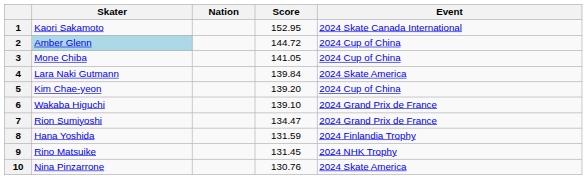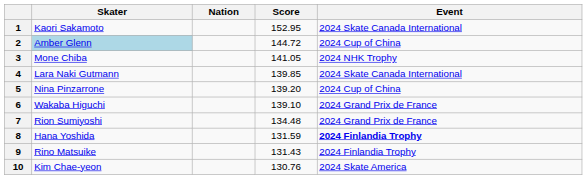(360, 58) 2024 Cup of China -> (358, 58) 2024 NHK Trophy
(286, 74) 139.84 -> (286, 74) 139.85
(363, 74) 2024 Skate America -> (391, 74) 2024 Skate Canada International
(68, 89) Kim Chae-yeon -> (69, 89) Nina Pinzarrone
(286, 120) 134.47 -> (286, 120) 134.48
(367, 136) normal -> (370, 136) bold
(286, 151) 131.45 -> (286, 151) 131.43
(358, 151) 2024 NHK Trophy -> (367, 151) 2024 Finlandia Trophy
(69, 167) Nina Pinzarrone -> (68, 167) Kim Chae-yeon
